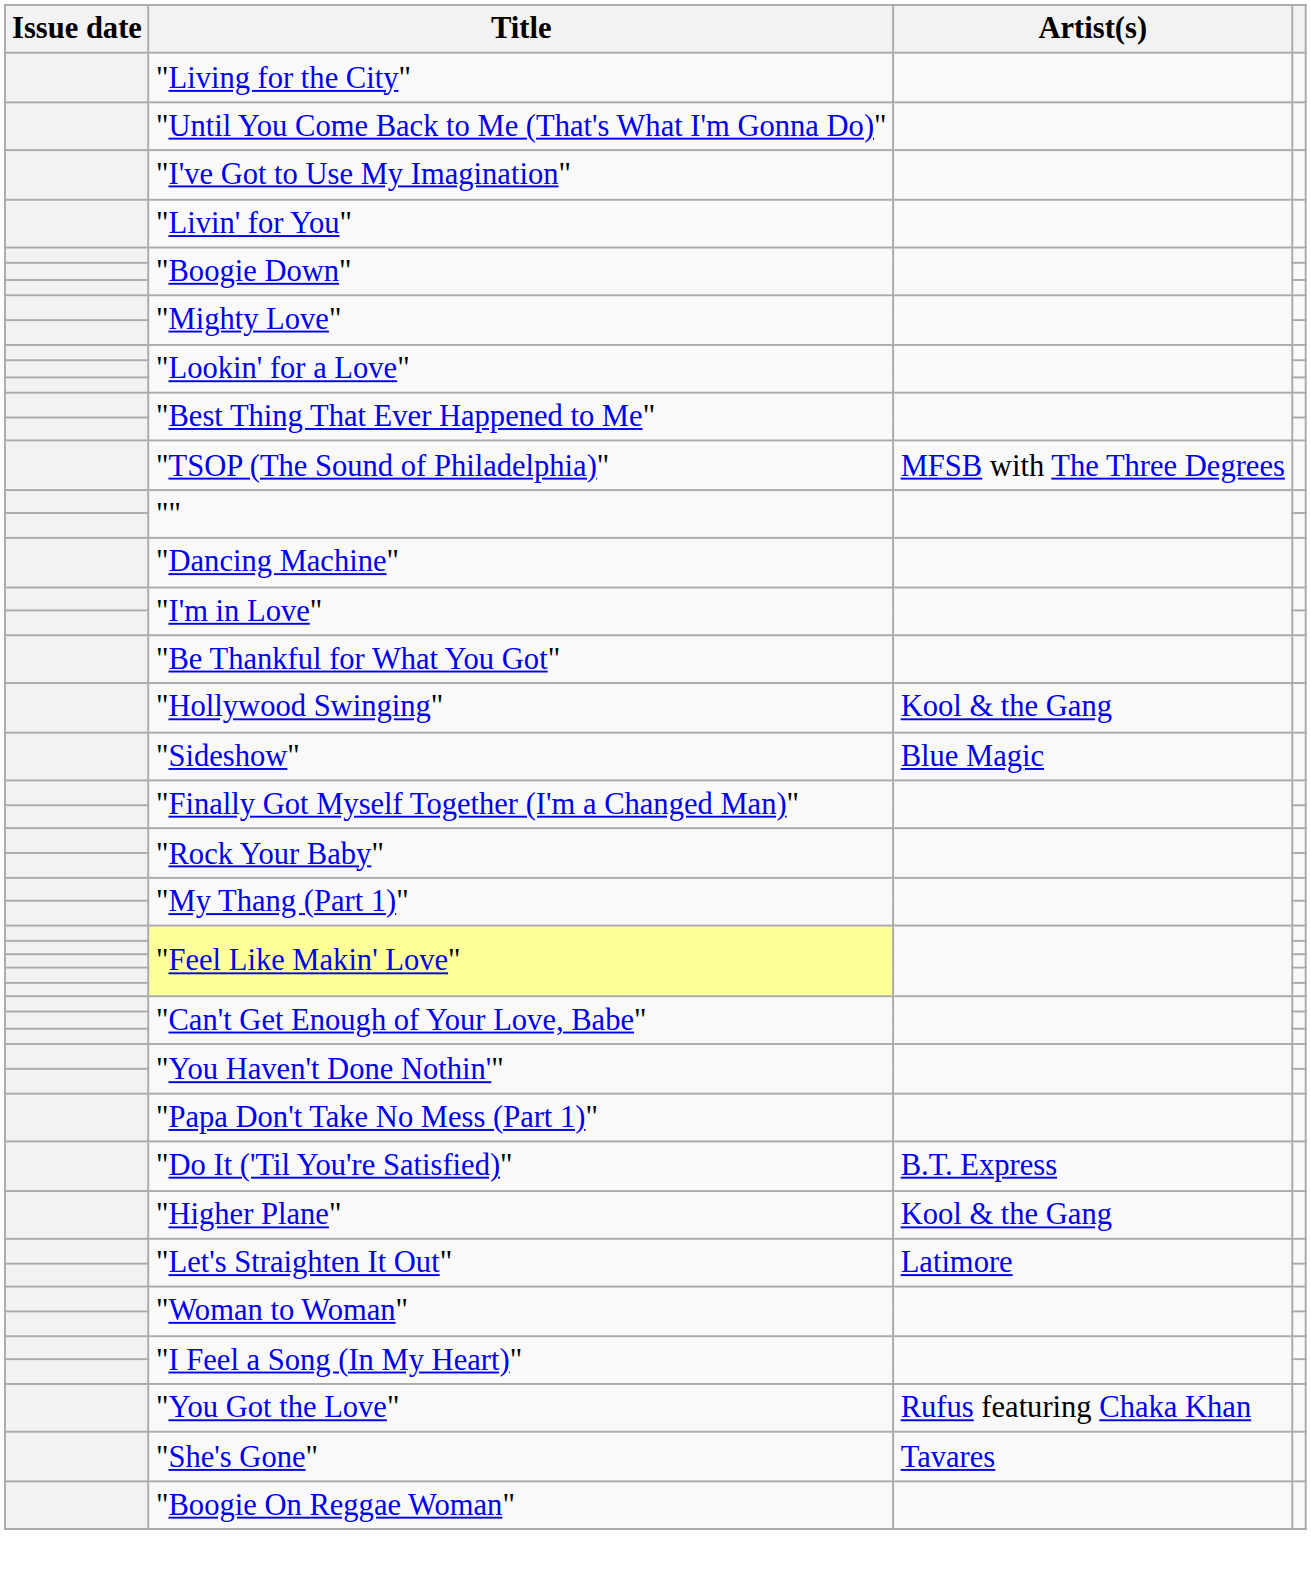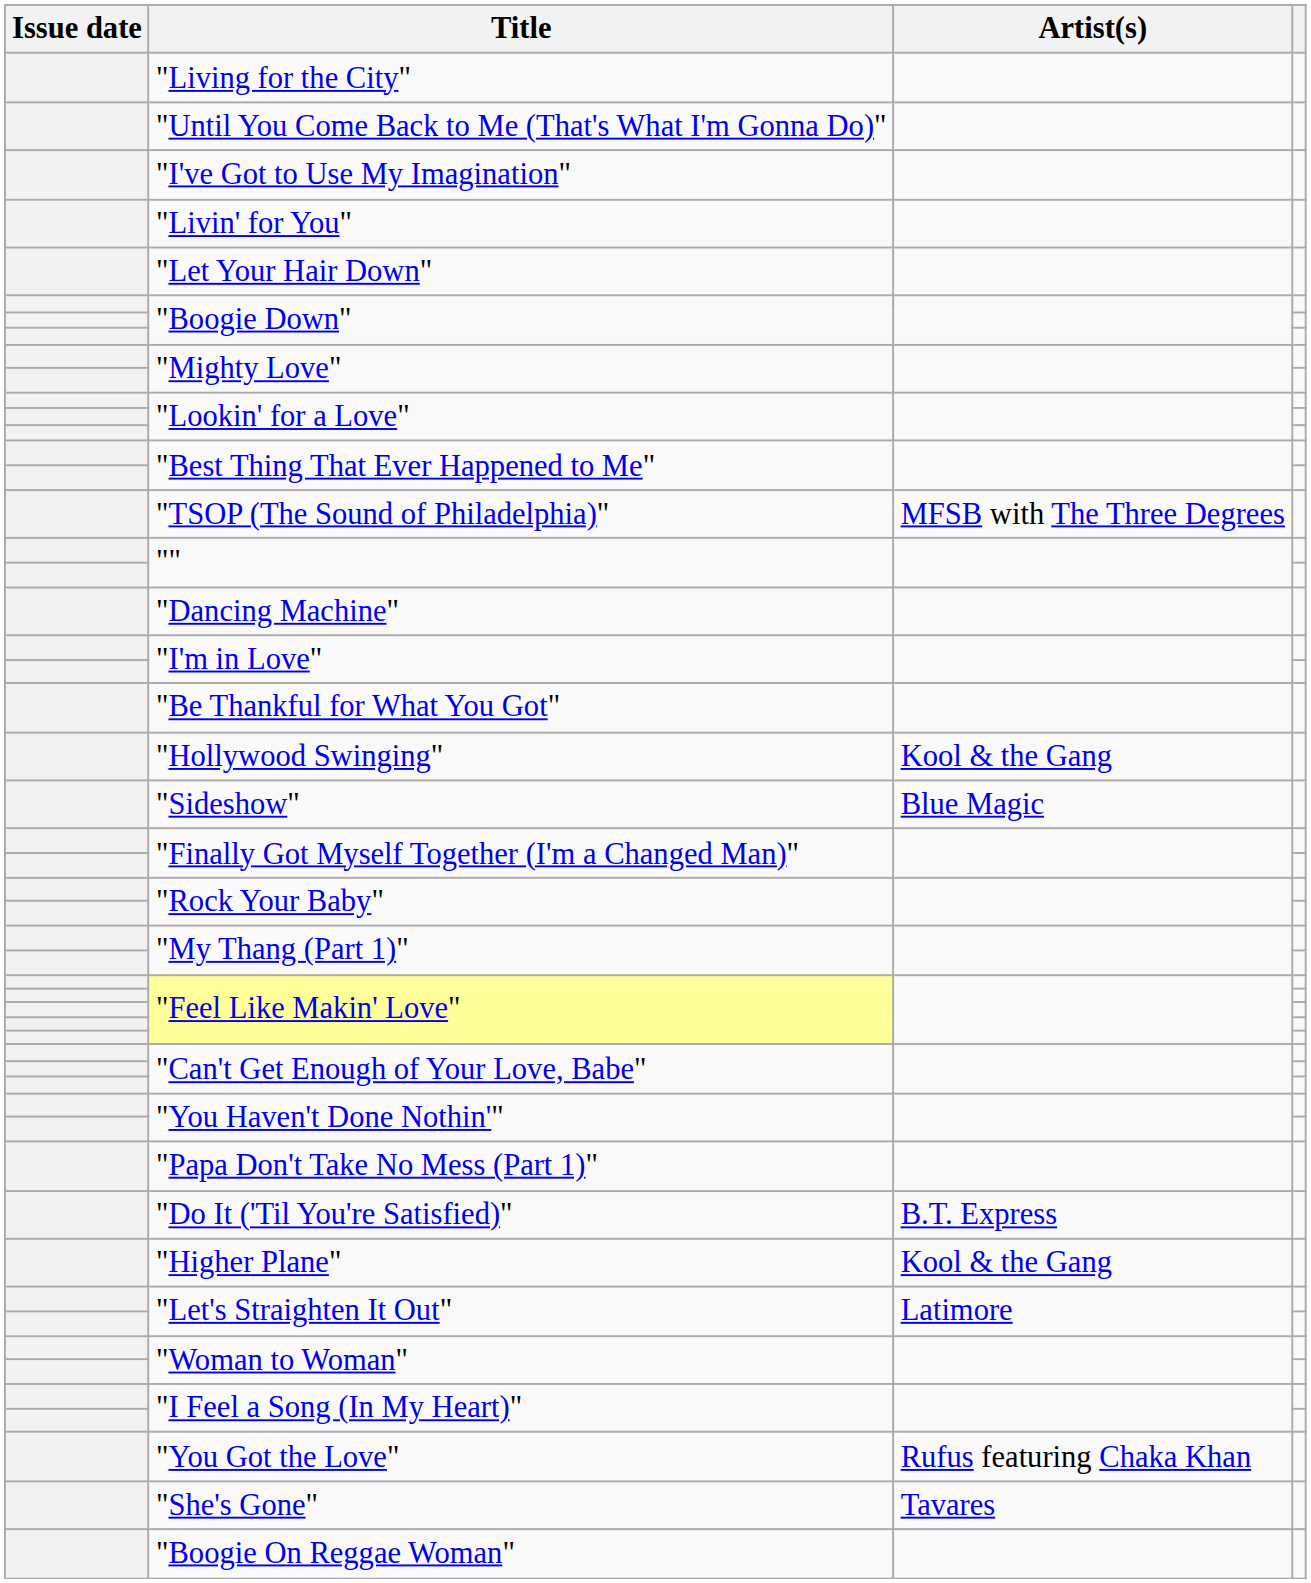+ row: (294, 271)
